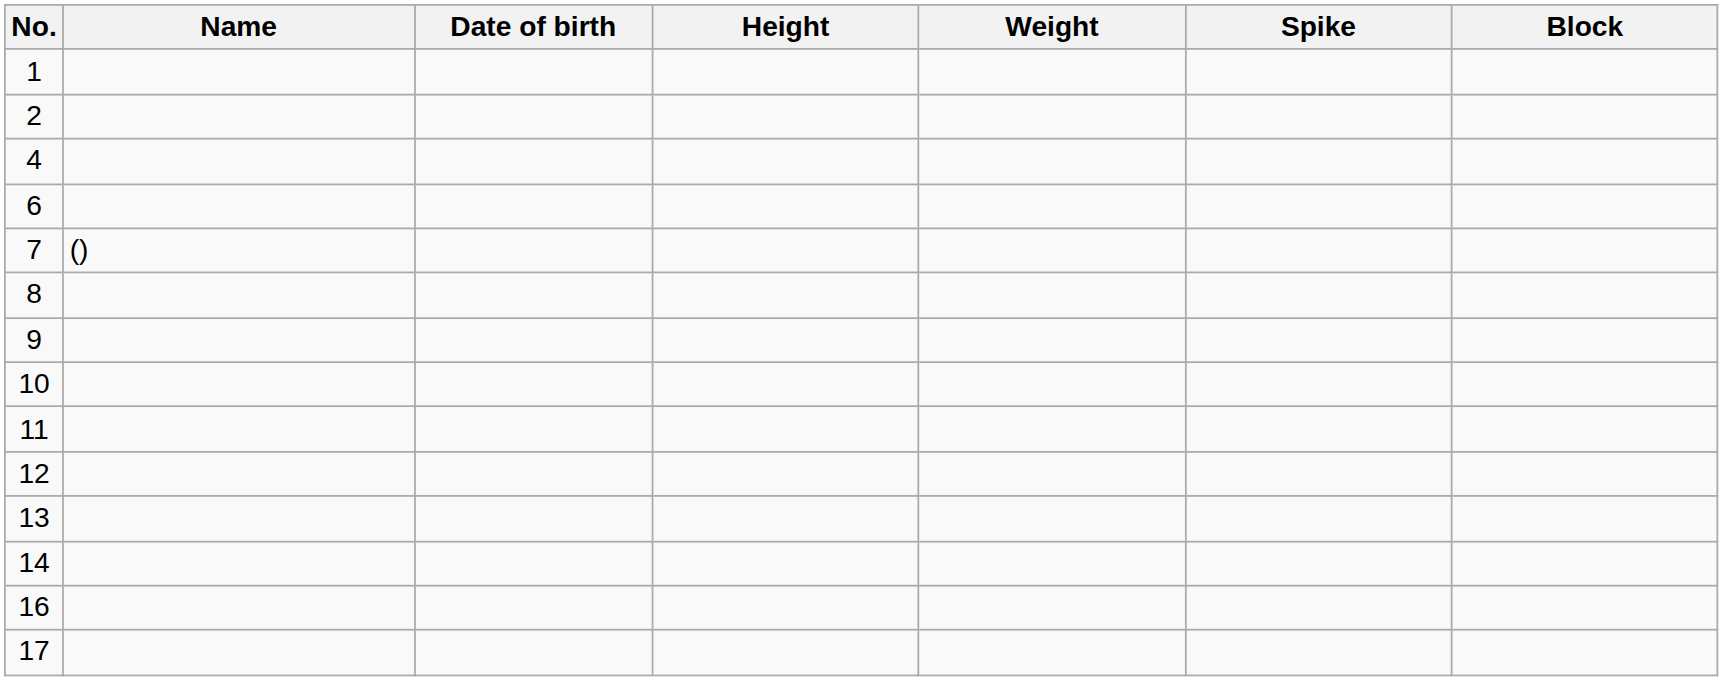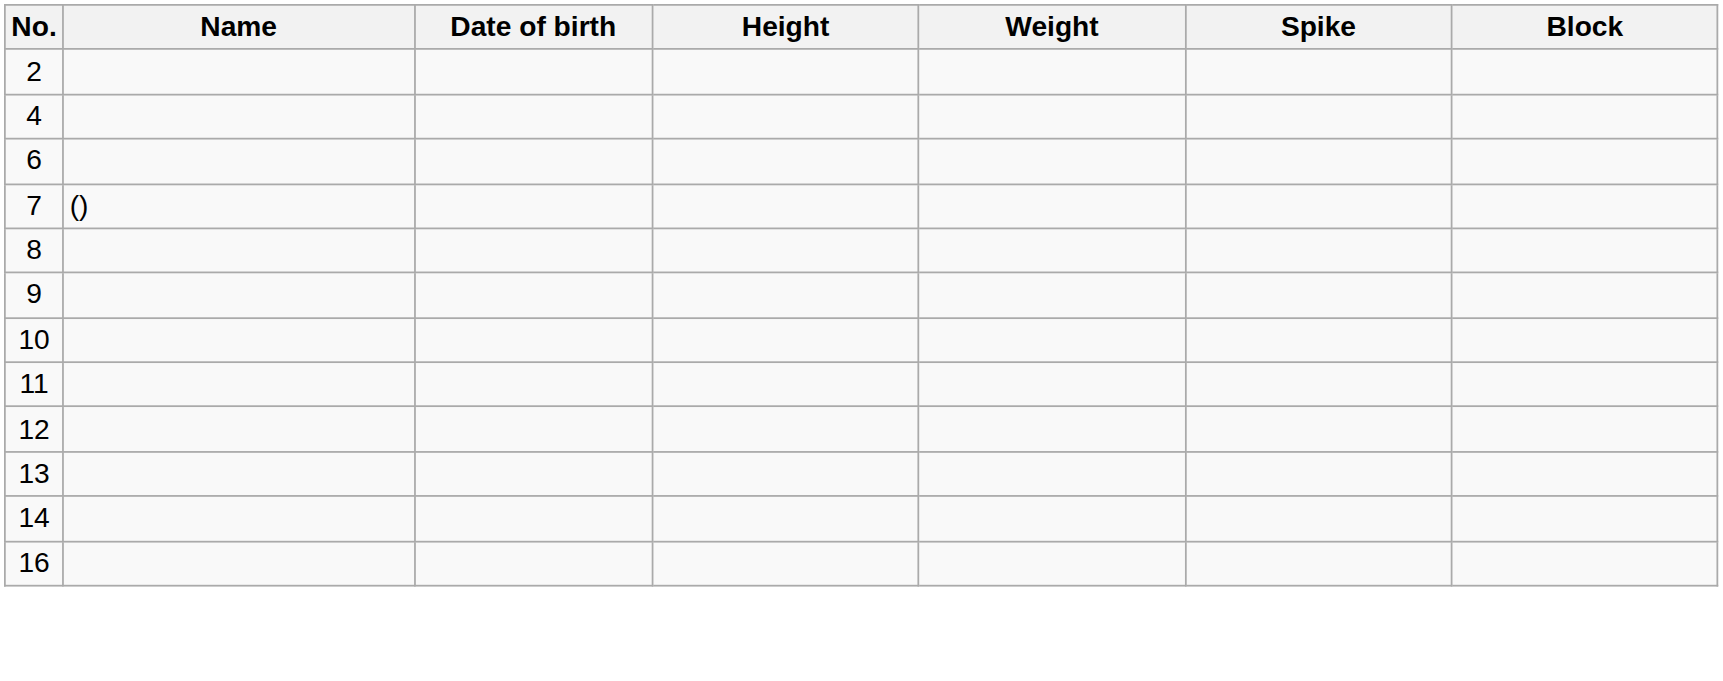- row: (34, 71)
- row: (34, 652)
